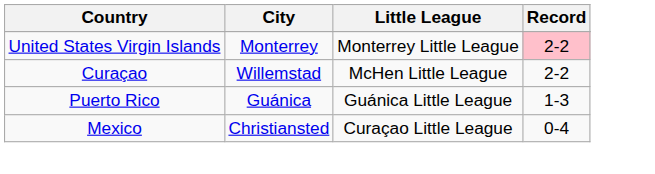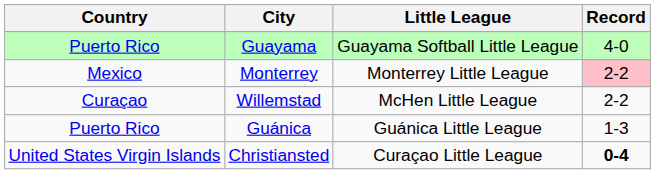+ row: (279, 45)
(115, 45) United States Virgin Islands -> (114, 73) Mexico
(114, 127) Mexico -> (115, 155) United States Virgin Islands
(557, 127) normal -> (616, 155) bold
